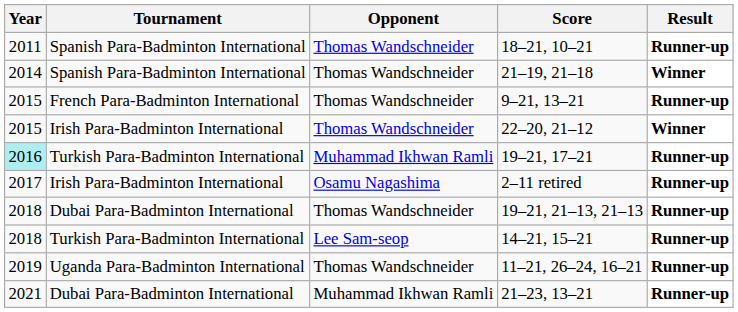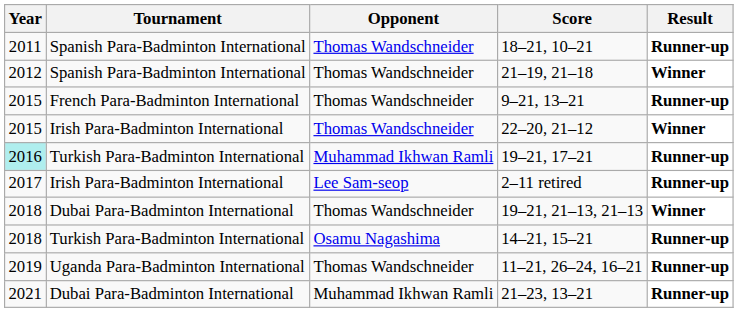(25, 73) 2014 -> (25, 73) 2012
(377, 183) Osamu Nagashima -> (361, 183) Lee Sam-seop
(690, 211) Runner-up -> (678, 211) Winner
(361, 239) Lee Sam-seop -> (377, 239) Osamu Nagashima
